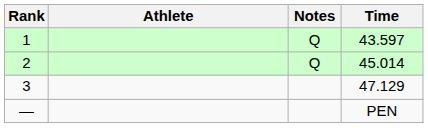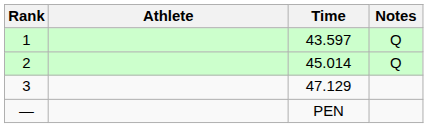columns swapped: (382, 16) <-> (315, 16)
